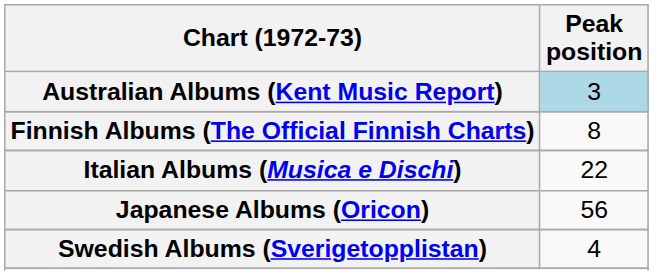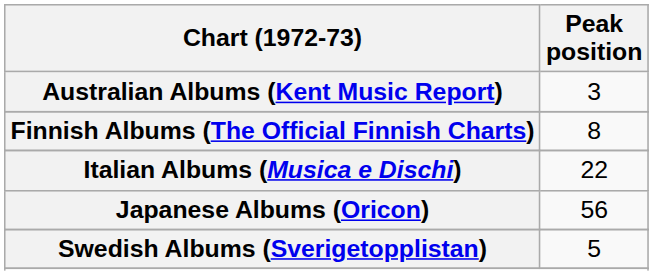(594, 91) lightblue background -> (594, 91) no background
(594, 248) 4 -> (594, 248) 5
